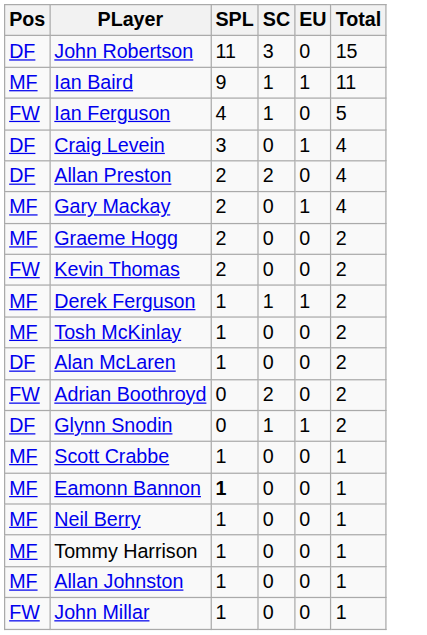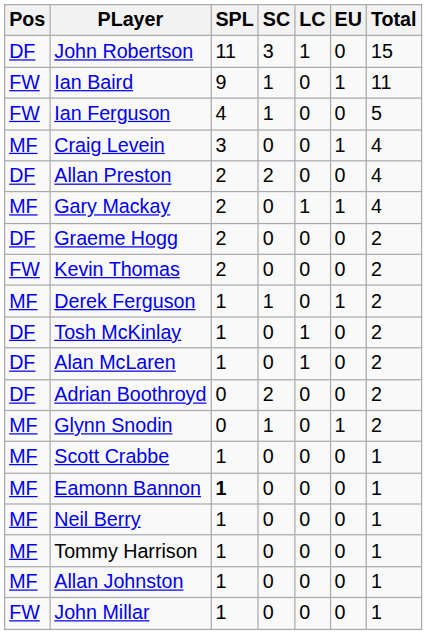+ column: (312, 20)
(23, 82) MF -> (24, 82) FW
(22, 144) DF -> (23, 144) MF
(23, 238) MF -> (22, 238) DF
(23, 332) MF -> (22, 332) DF
(24, 394) FW -> (22, 394) DF
(22, 425) DF -> (23, 425) MF
